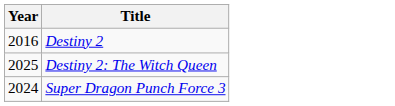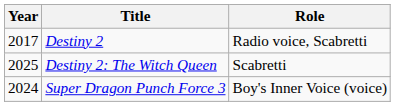+ column: (310, 16)
(23, 40) 2016 -> (23, 40) 2017
